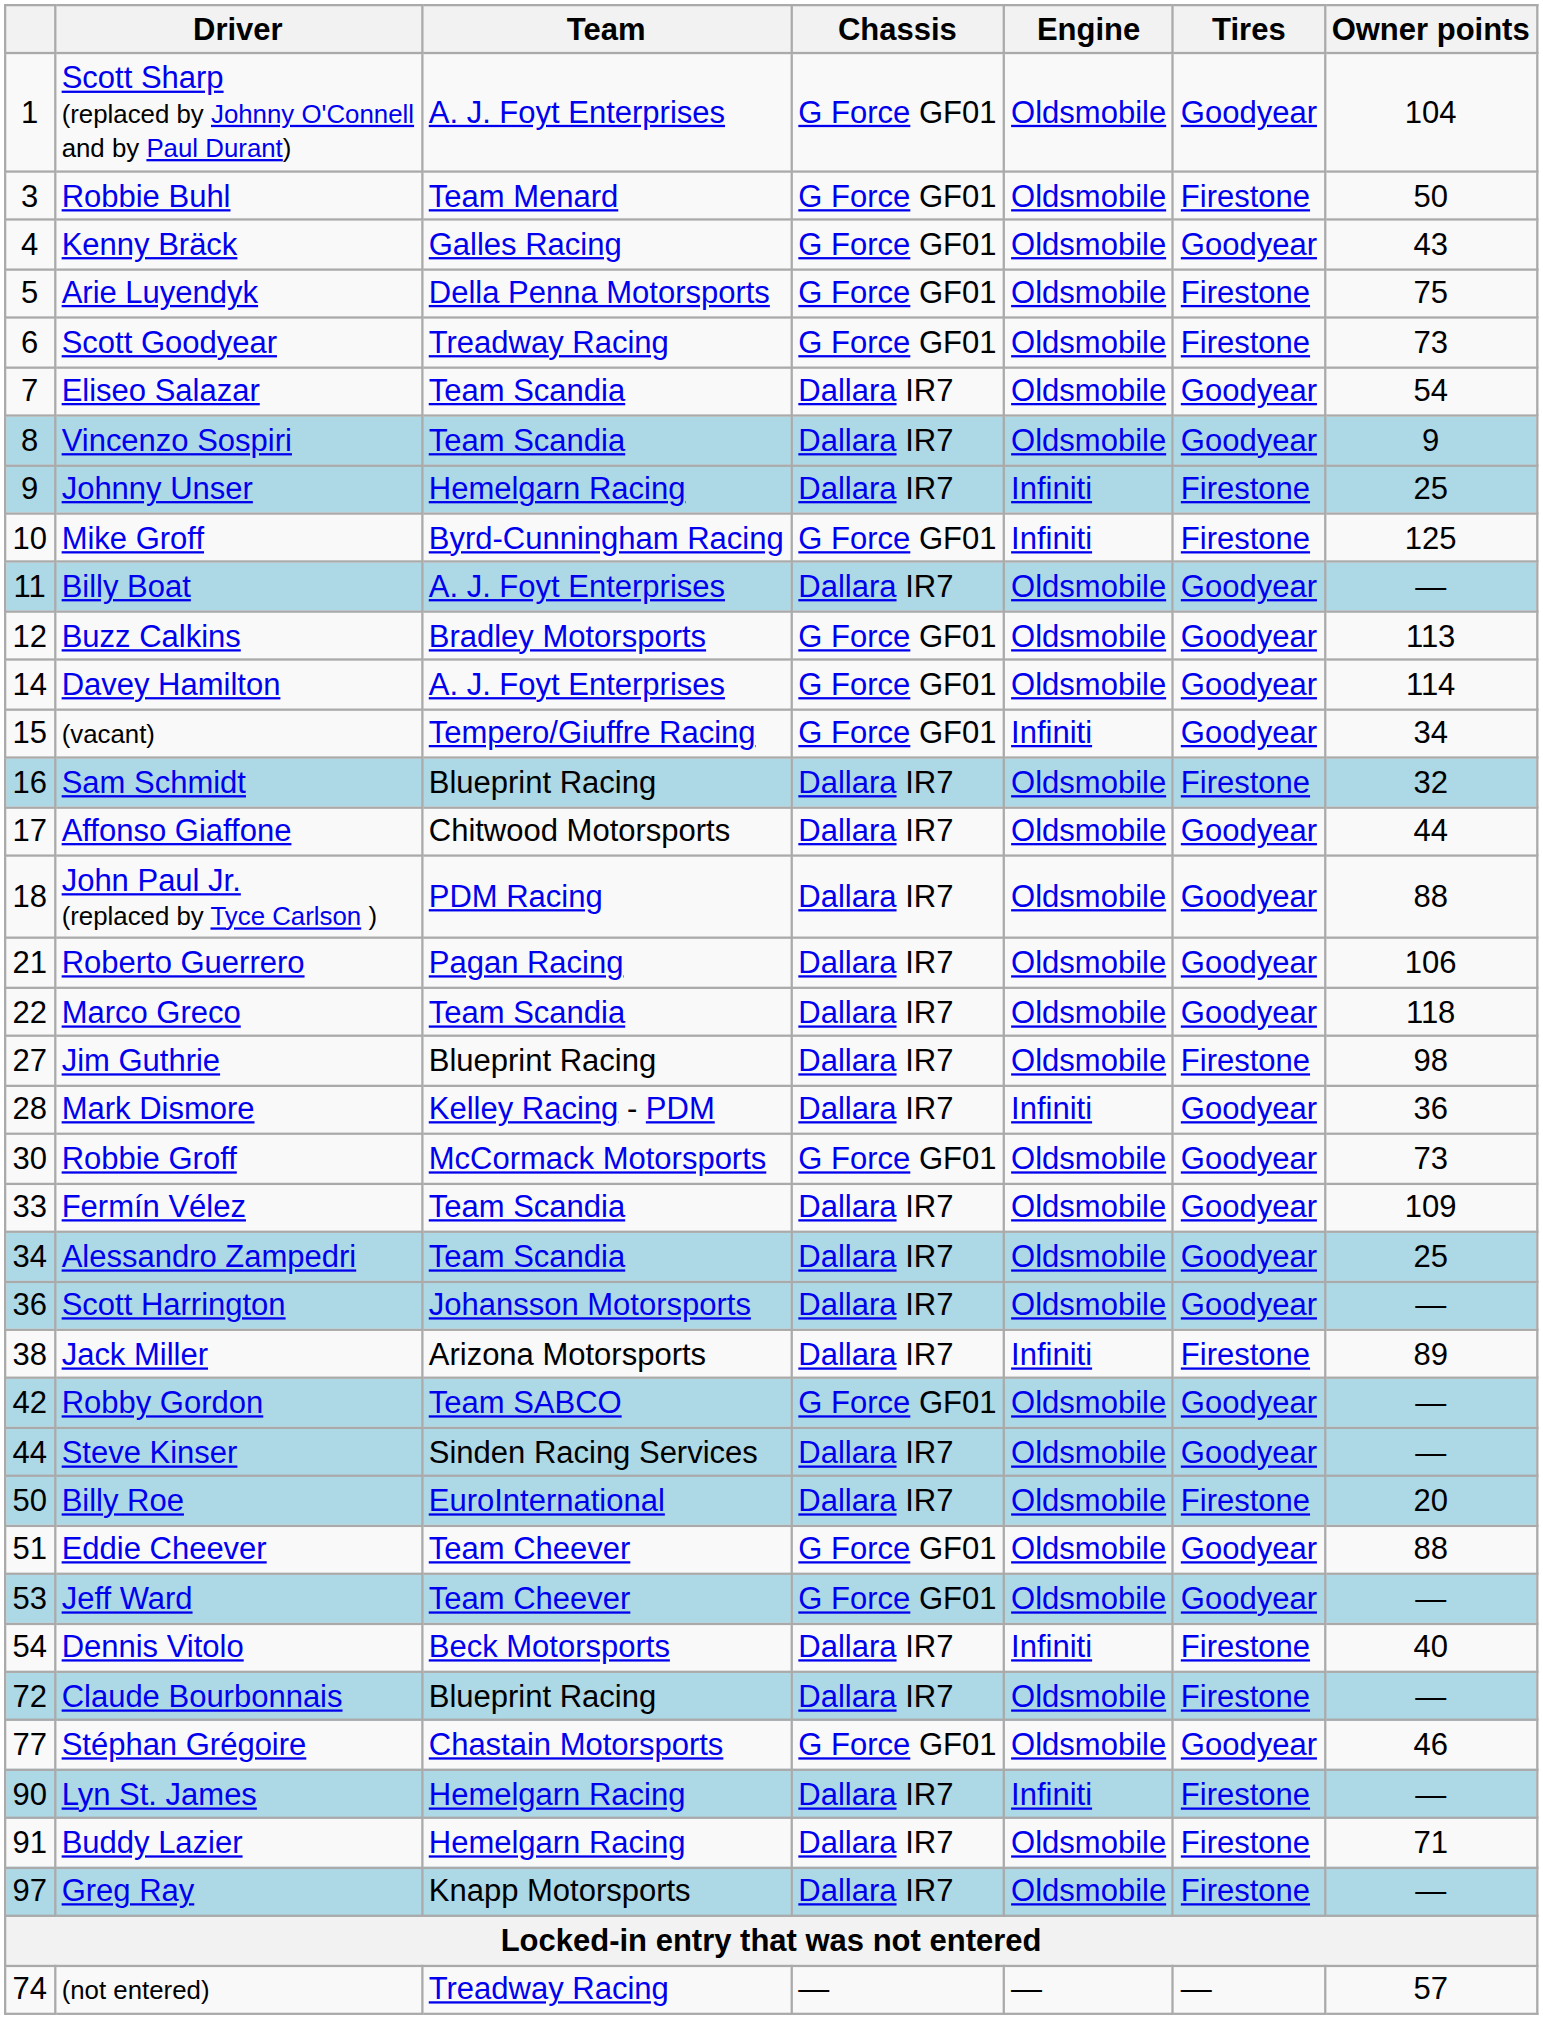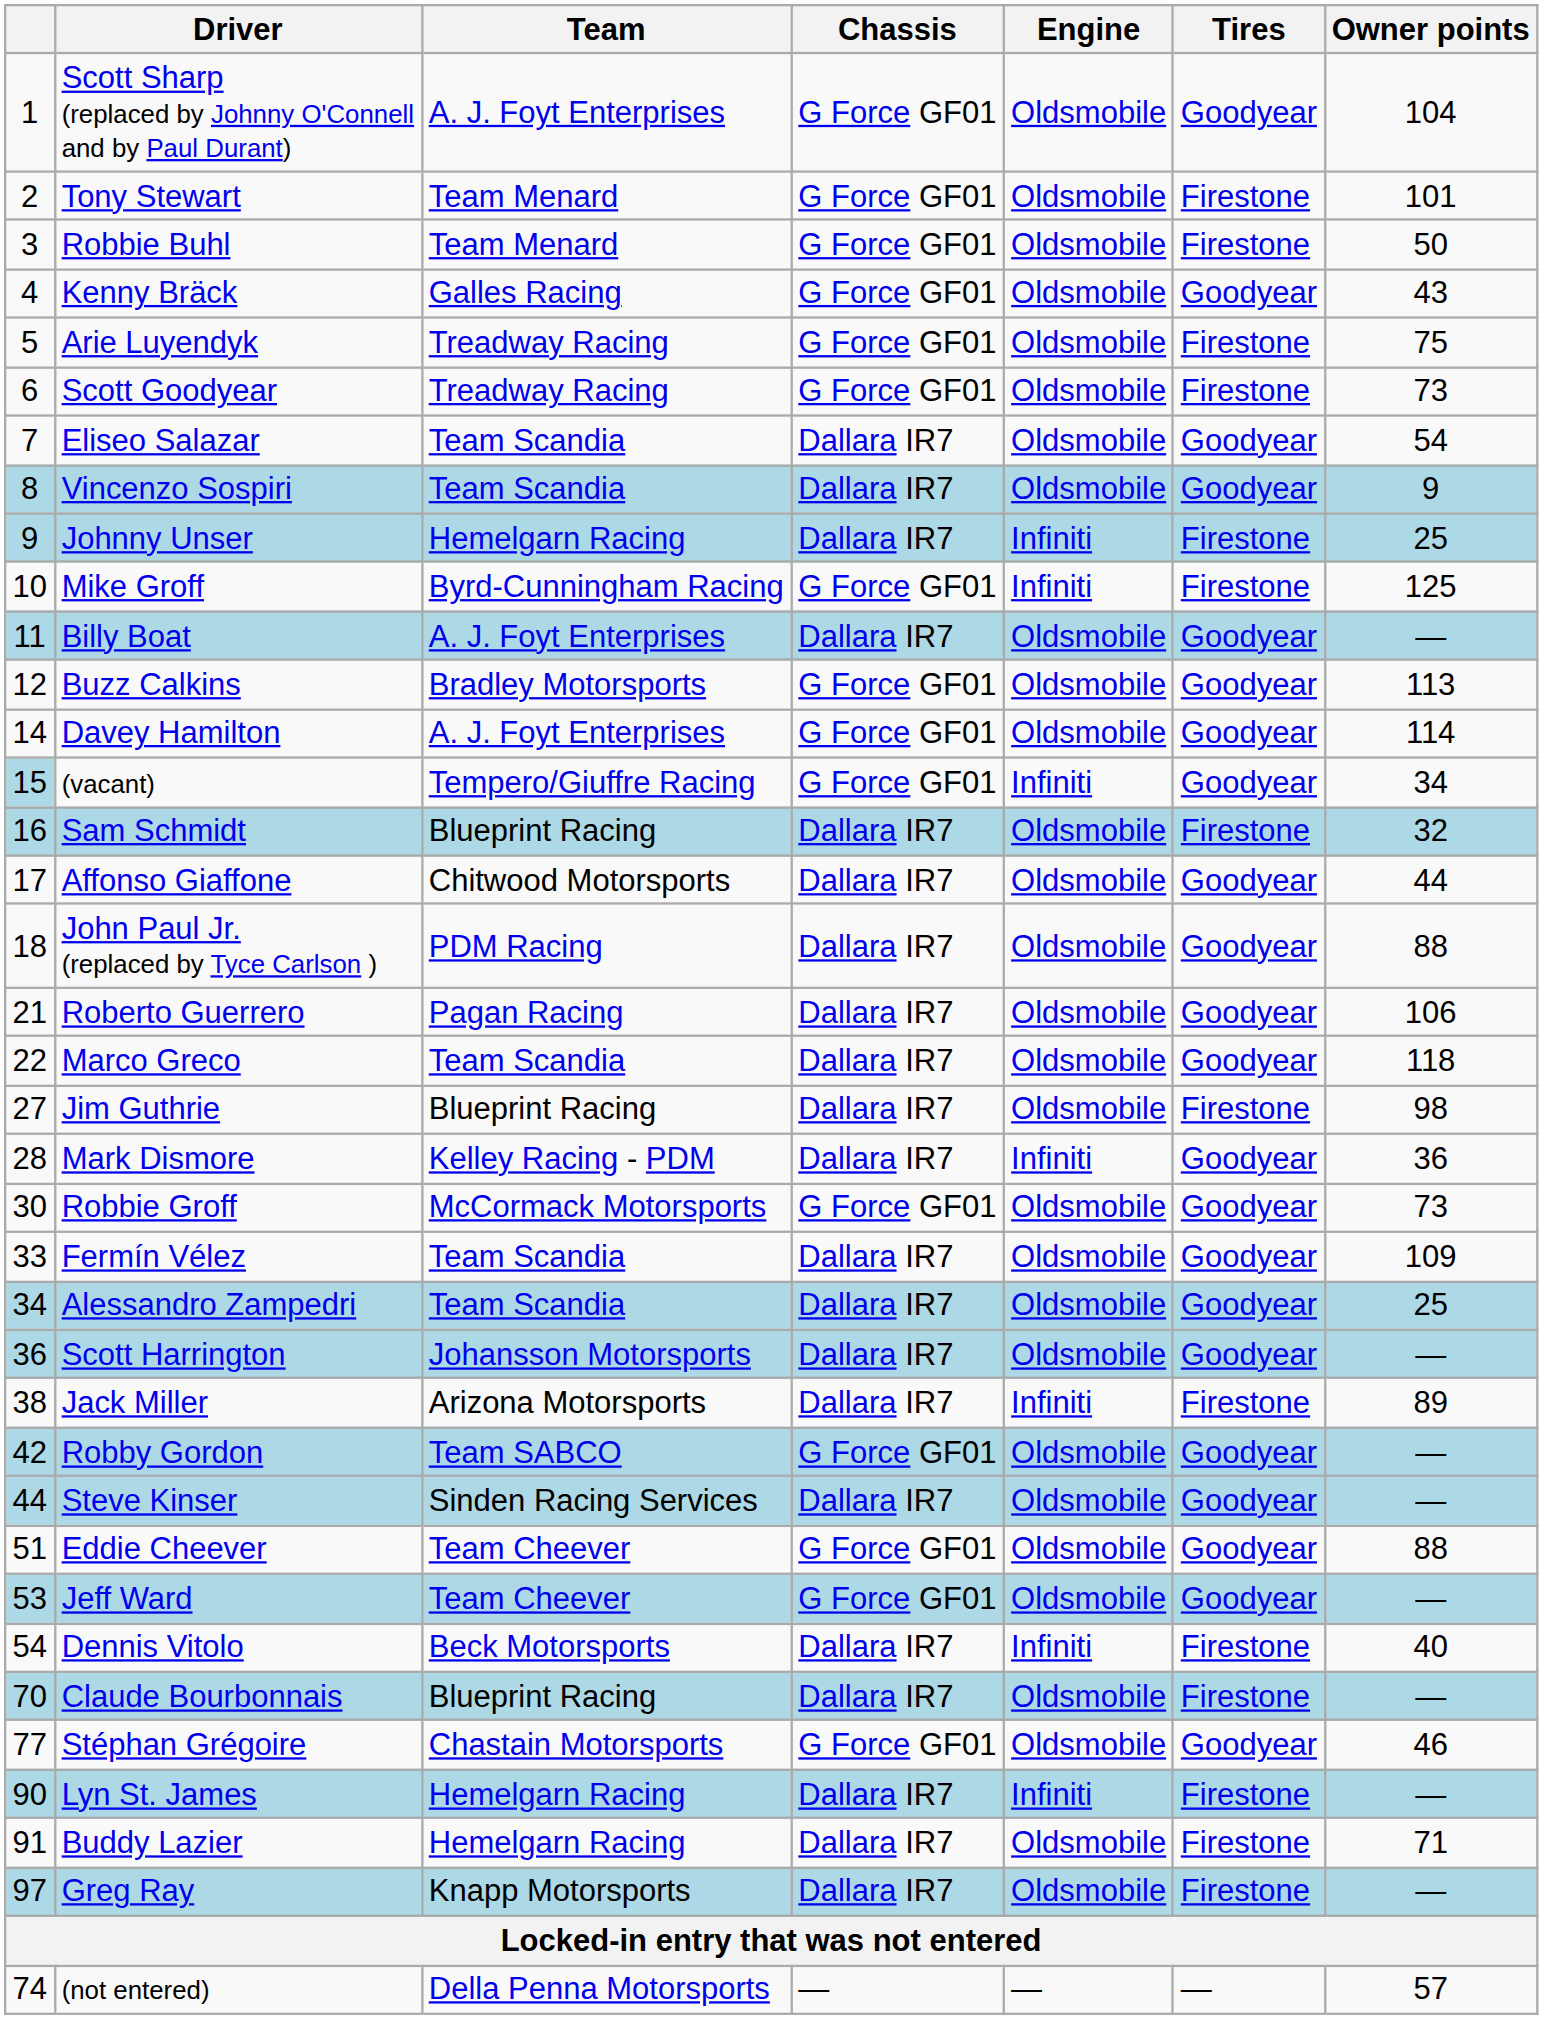+ row: (151, 195)
(599, 293) Della Penna Motorsports -> (549, 342) Treadway Racing
(30, 733) no background -> (30, 782) lightblue background
- row: (123, 1500)
(30, 1696) 72 -> (30, 1696) 70
(549, 1989) Treadway Racing -> (599, 1989) Della Penna Motorsports
